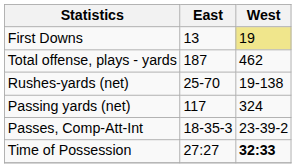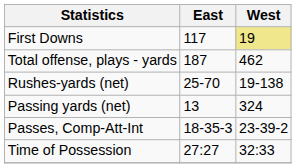(191, 38) 13 -> (195, 38) 117
(195, 106) 117 -> (191, 106) 13
(257, 151) bold -> (257, 151) normal
